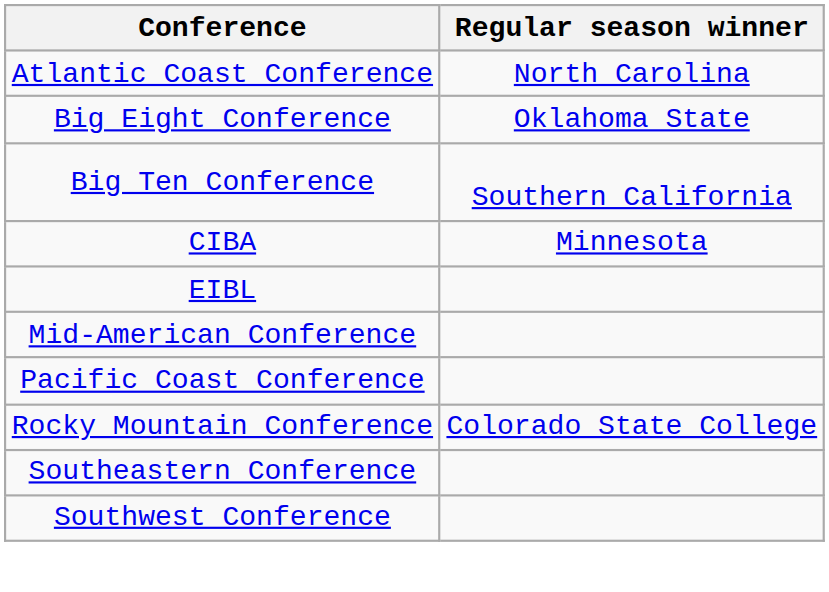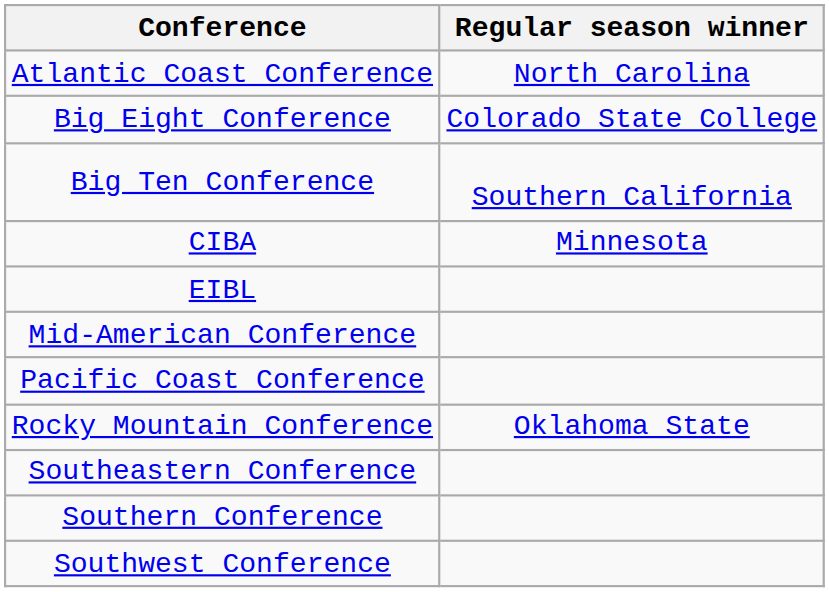(632, 119) Oklahoma State -> (632, 119) Colorado State College
(632, 426) Colorado State College -> (632, 426) Oklahoma State
+ row: (222, 518)
